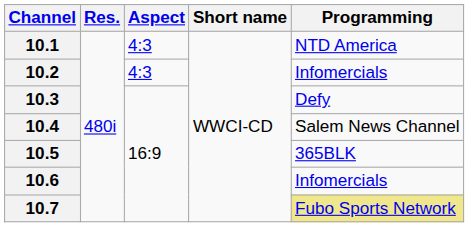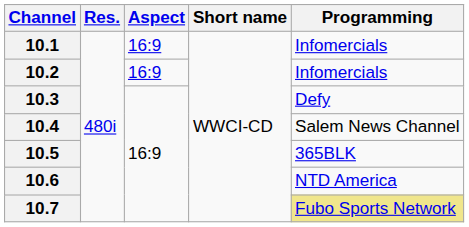(140, 45) 4:3 -> (145, 45) 16:9
(346, 45) NTD America -> (341, 45) Infomercials
(140, 72) 4:3 -> (145, 72) 16:9
(341, 180) Infomercials -> (346, 180) NTD America
